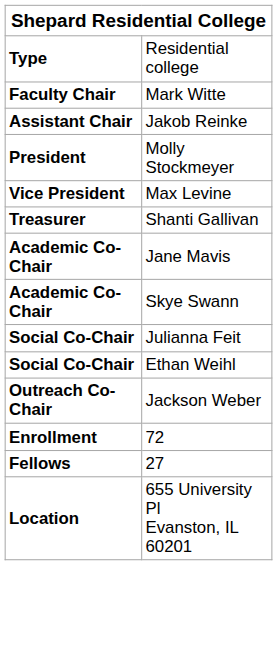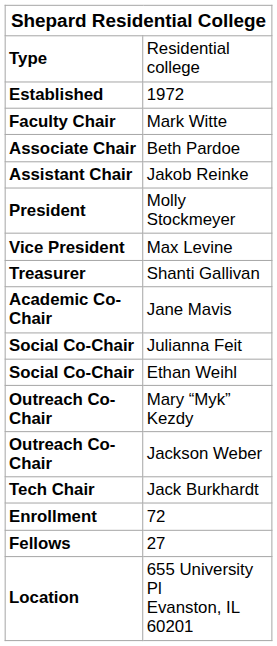+ row: (165, 94)
+ row: (193, 148)
- row: (192, 301)
+ row: (189, 408)
+ row: (203, 490)
